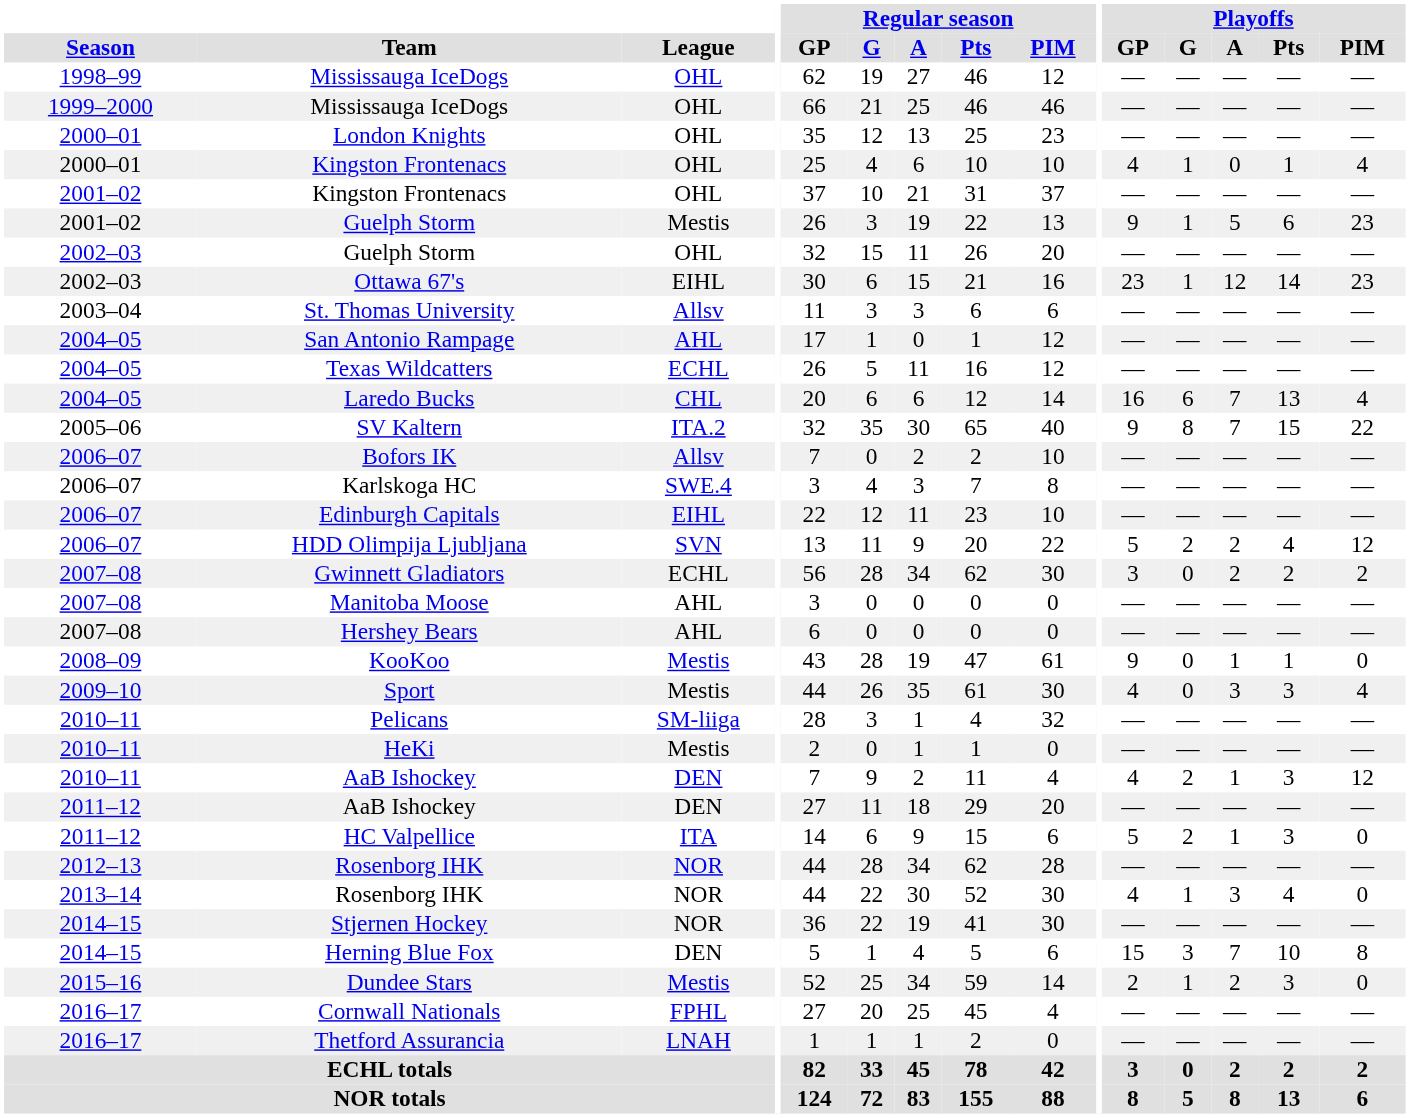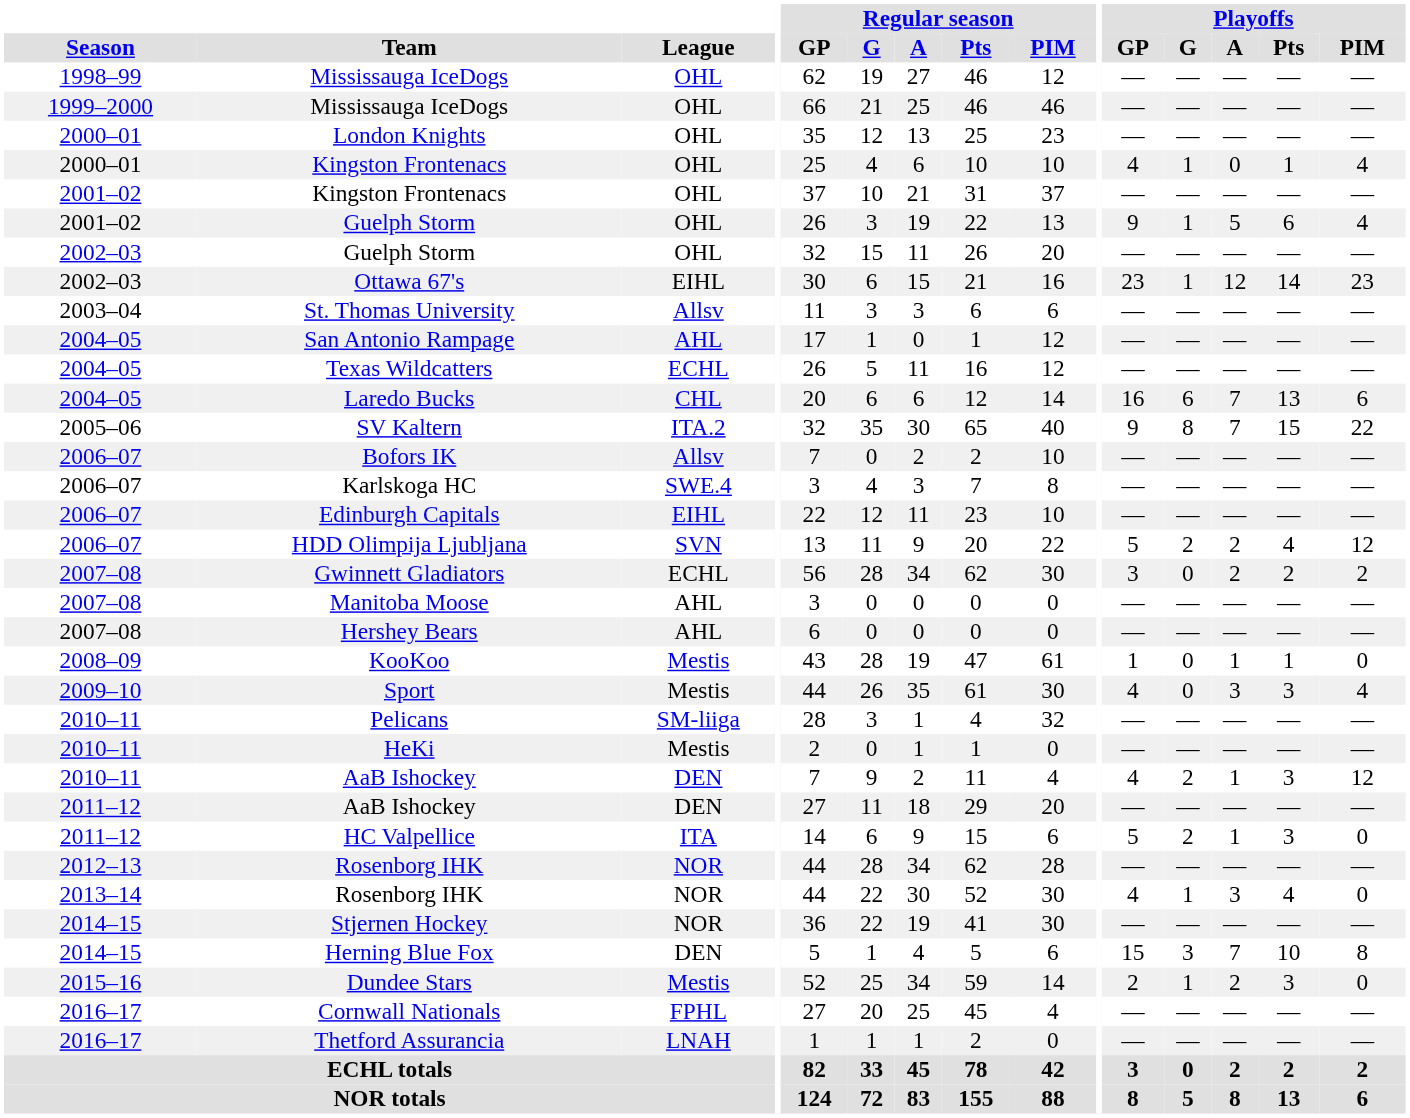(698, 222) Mestis -> (698, 222) OHL
(1362, 222) 23 -> (1362, 222) 4
(1362, 397) 4 -> (1362, 397) 6
(1133, 660) 9 -> (1133, 660) 1
